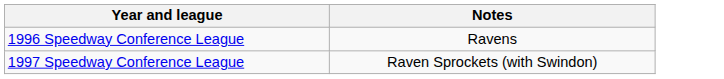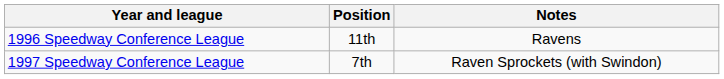+ column: (362, 16)
